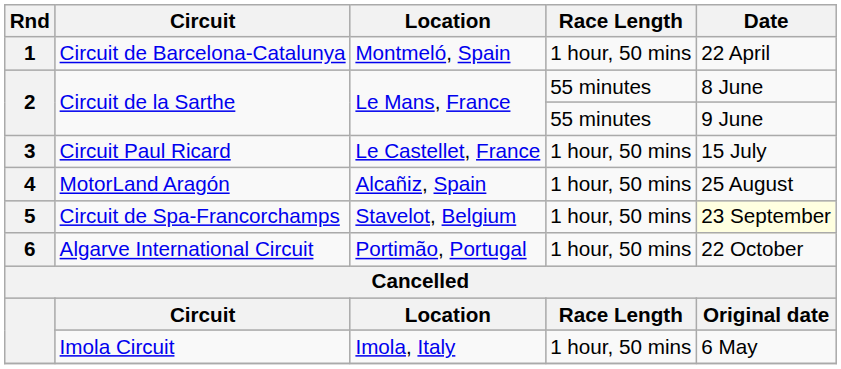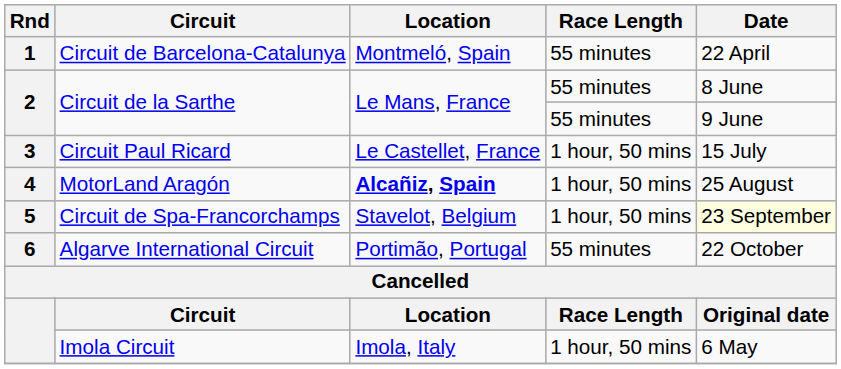(621, 53) 1 hour, 50 mins -> (601, 53) 55 minutes
(421, 184) normal -> (425, 184) bold
(621, 249) 1 hour, 50 mins -> (601, 249) 55 minutes
